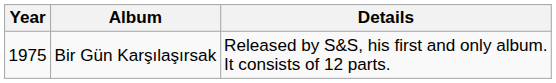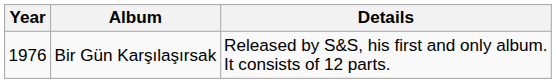(28, 54) 1975 -> (28, 54) 1976
